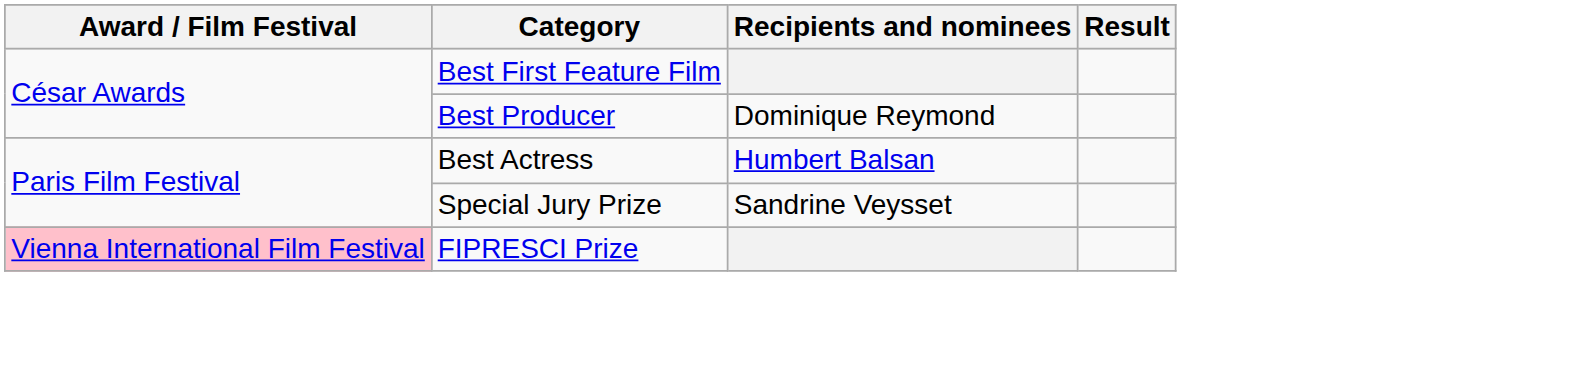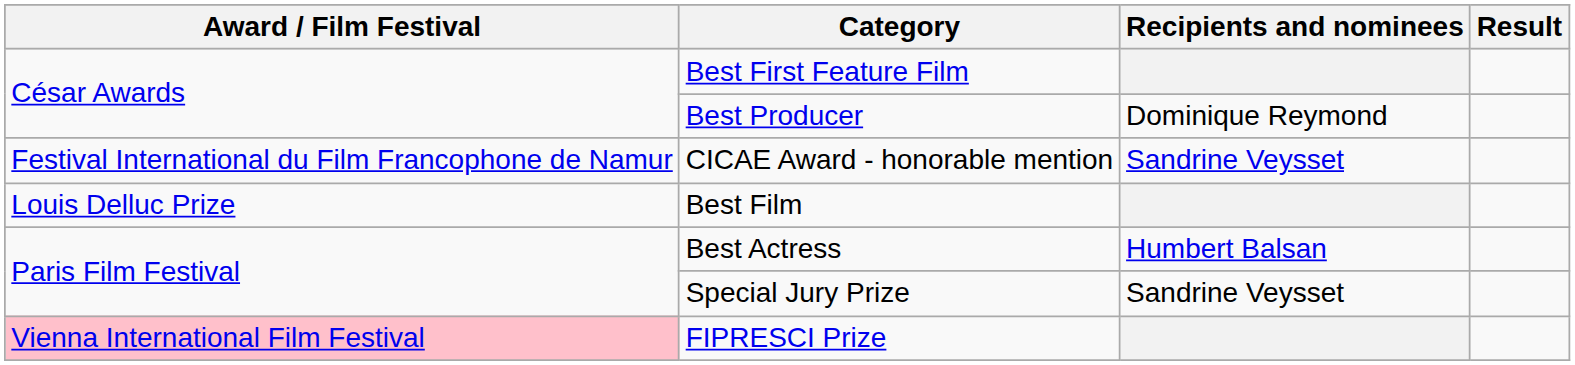+ row: (899, 159)
+ row: (744, 204)
